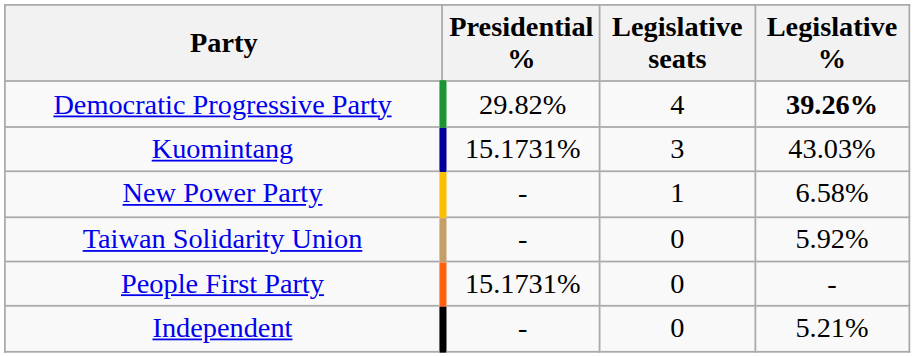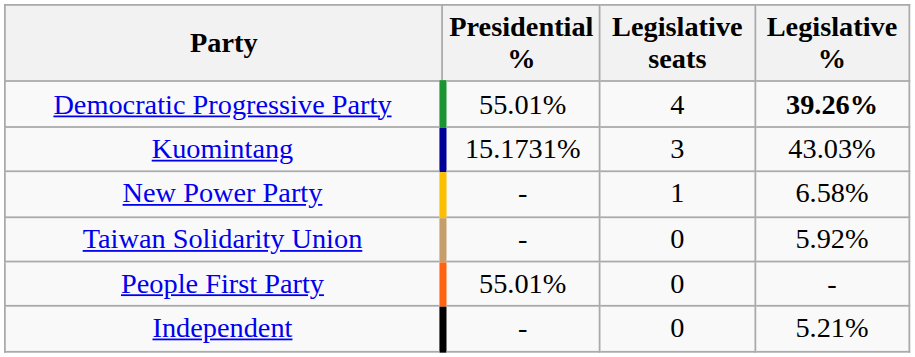(523, 103) 29.82% -> (523, 103) 55.01%
(523, 283) 15.1731% -> (523, 283) 55.01%
